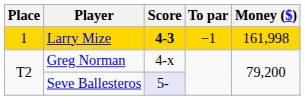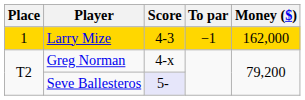(165, 38) bold -> (165, 38) normal
(266, 38) 161,998 -> (266, 38) 162,000
